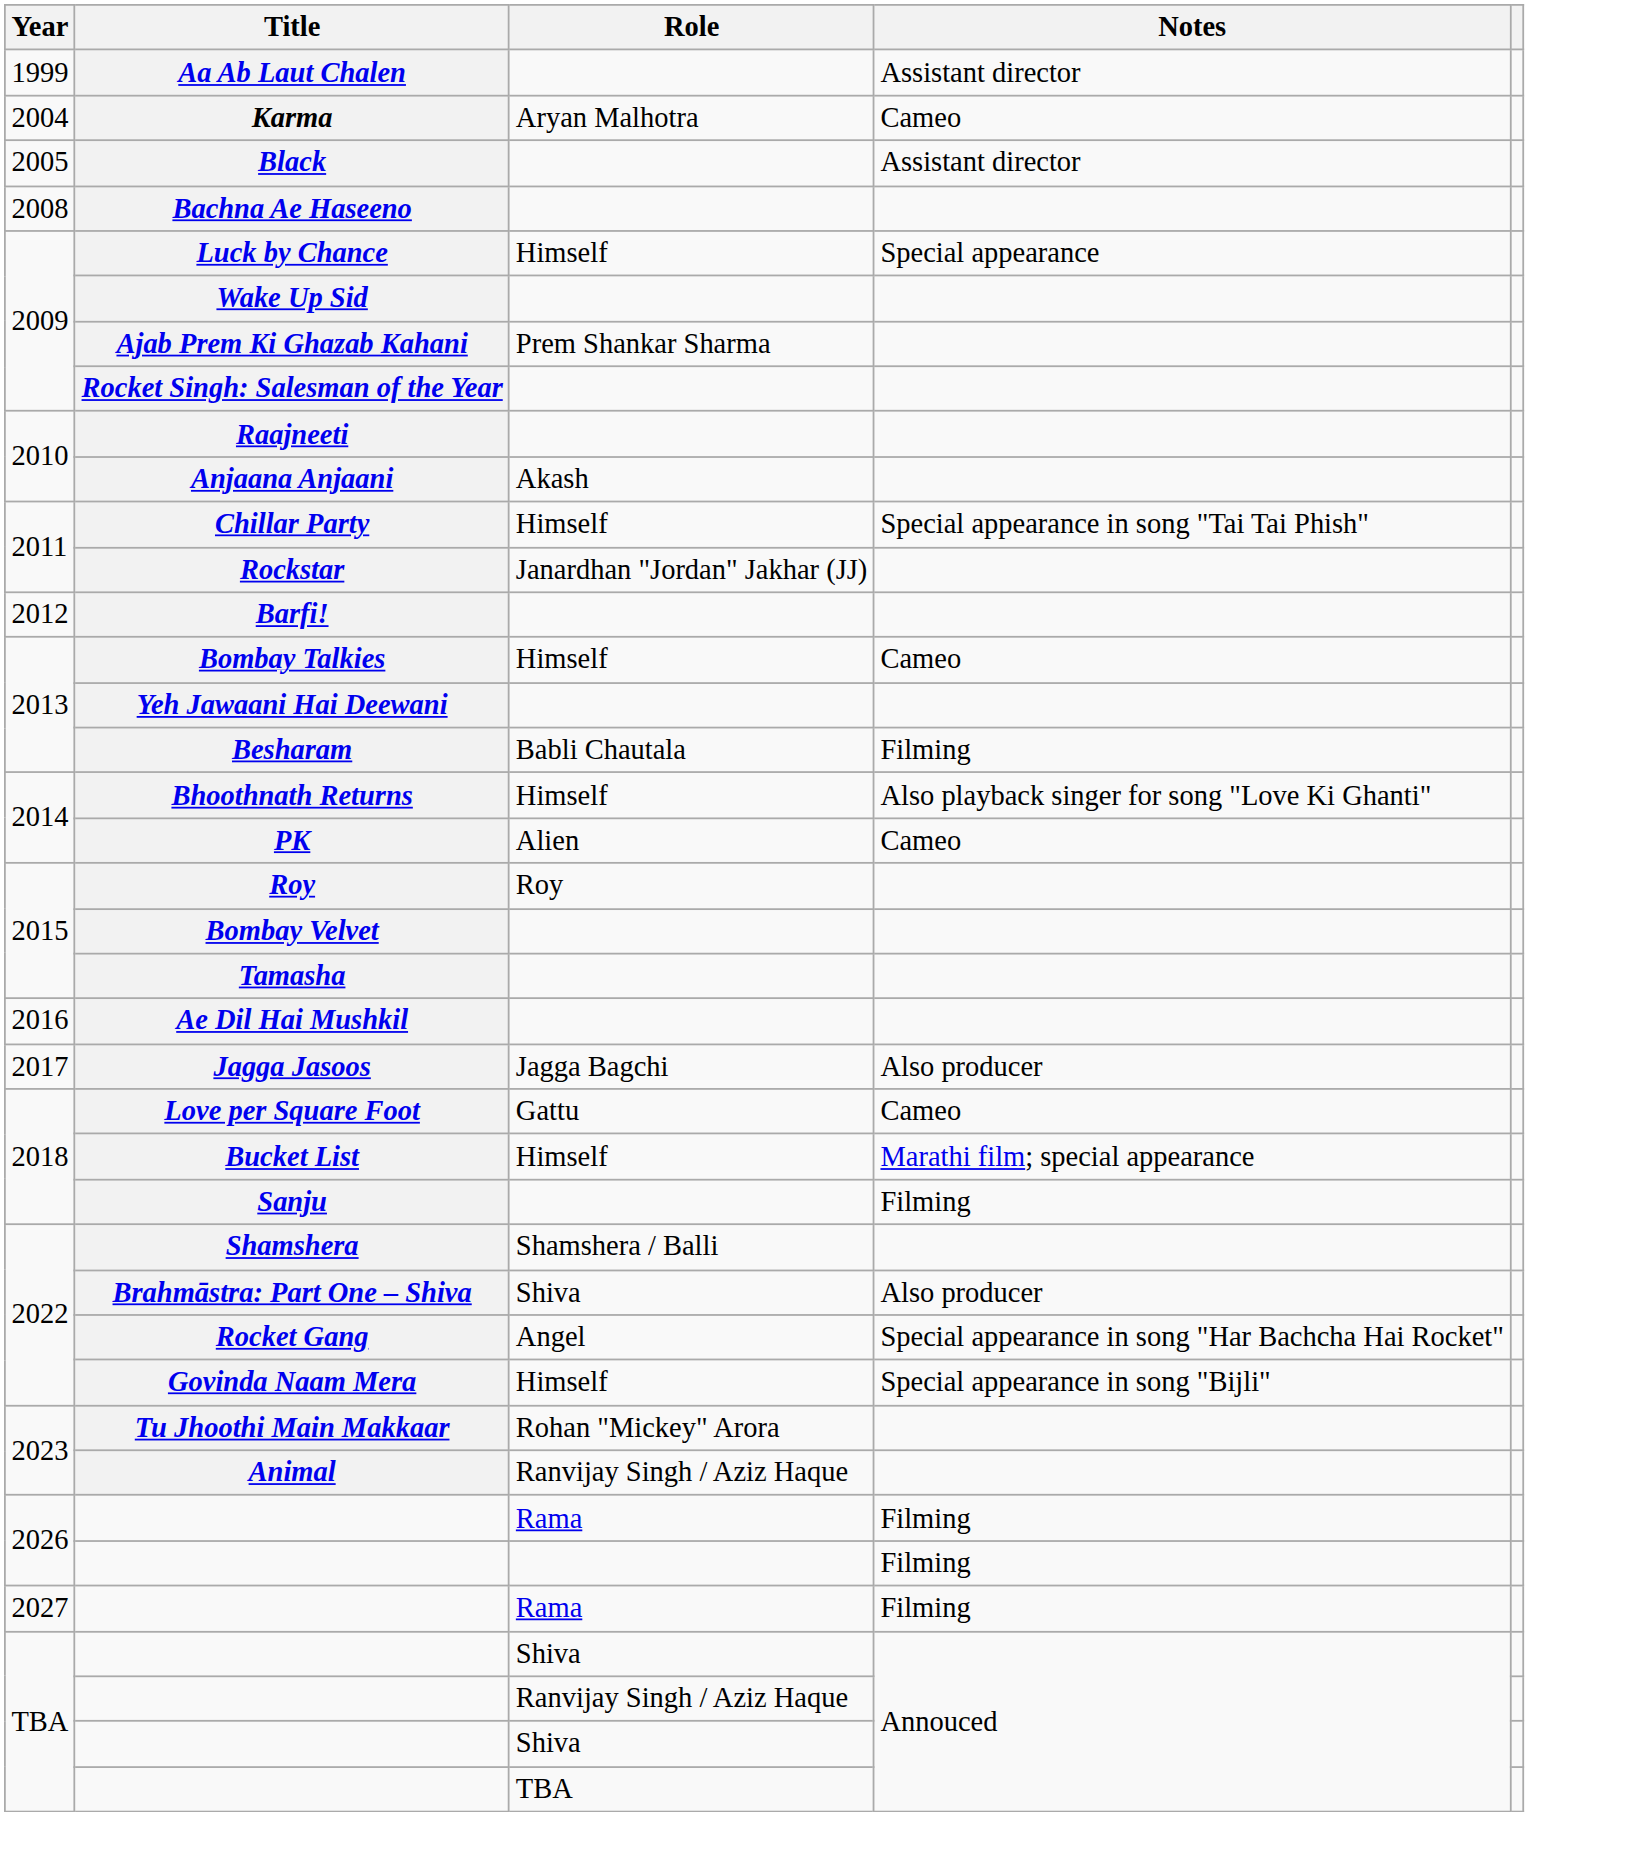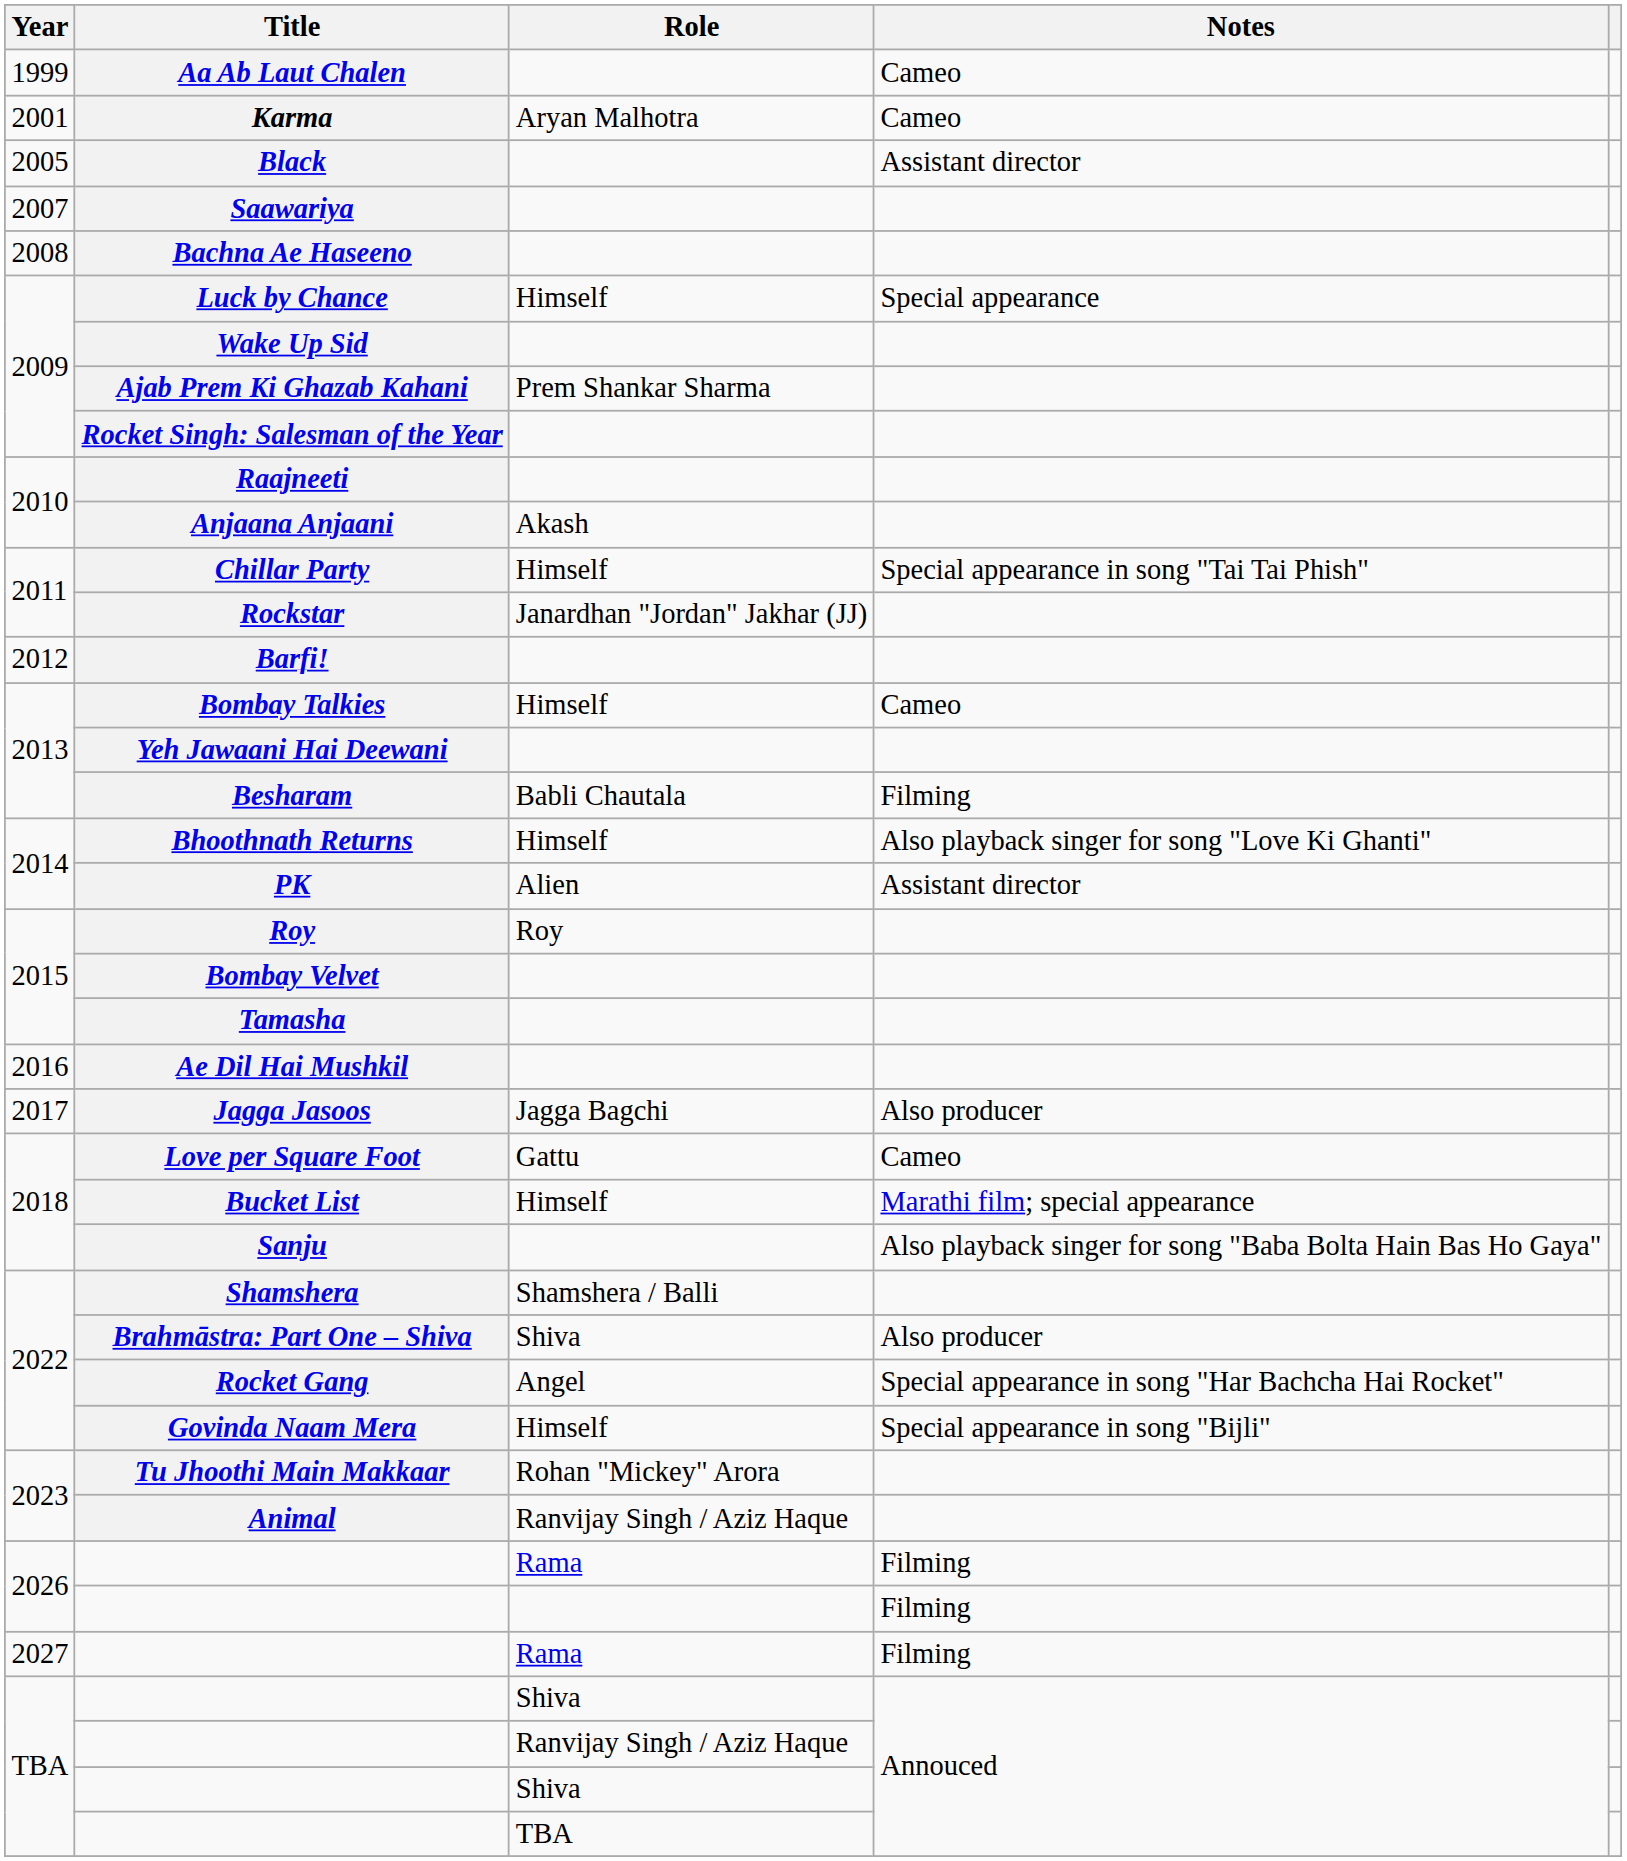(981, 72) Assistant director -> (921, 72) Cameo
(40, 117) 2004 -> (40, 117) 2001
+ row: (292, 207)
(921, 840) Cameo -> (981, 885) Assistant director
(926, 1201) Filming -> (1241, 1246) Also playback singer for song "Baba Bolta Hain Bas Ho Gaya"
